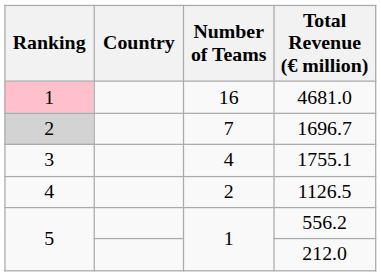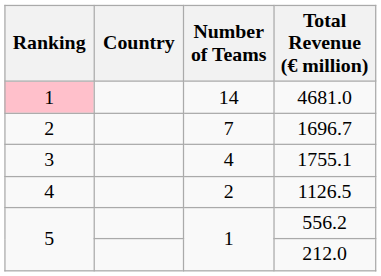(229, 97) 16 -> (229, 97) 14
(49, 128) lightgrey background -> (49, 128) no background
